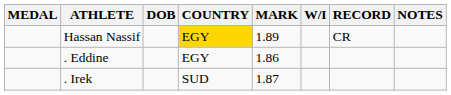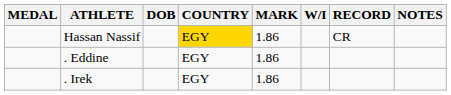(267, 36) 1.89 -> (267, 36) 1.86
(195, 79) SUD -> (196, 79) EGY
(267, 79) 1.87 -> (267, 79) 1.86
